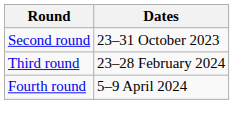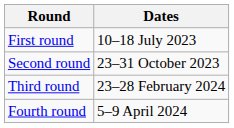+ row: (41, 39)
